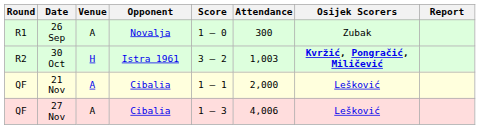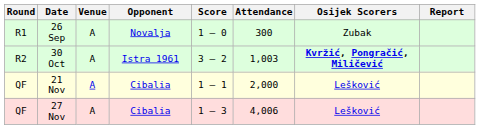(92, 59) H -> (92, 59) A
